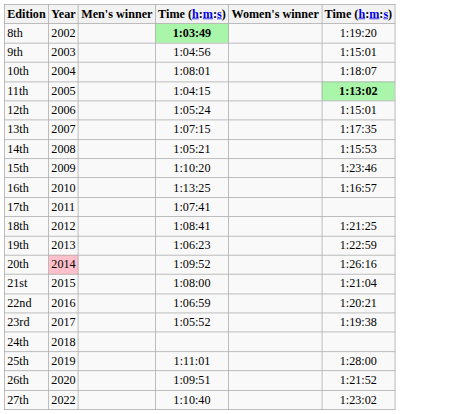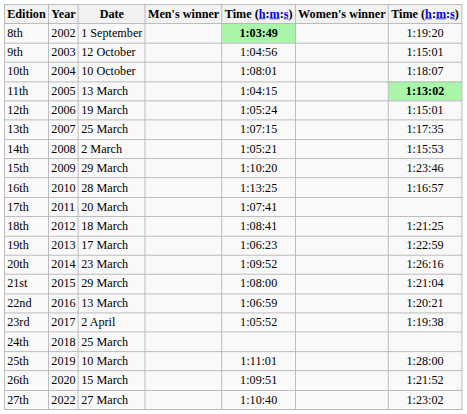+ column: (112, 14)
(63, 264) pink background -> (63, 264) no background
